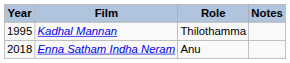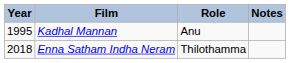(213, 31) Thilothamma -> (190, 31) Anu
(190, 49) Anu -> (213, 49) Thilothamma
